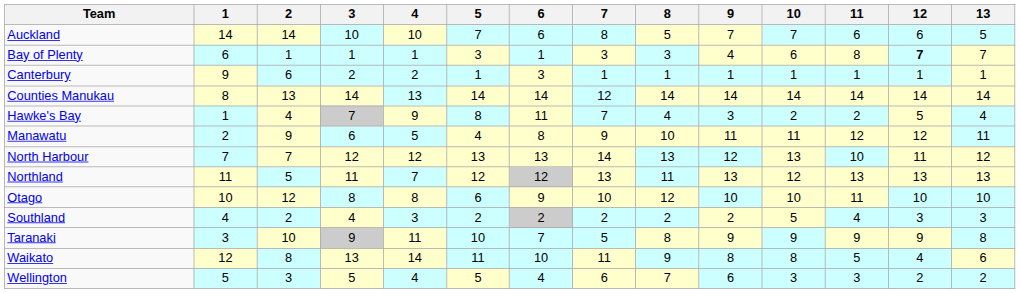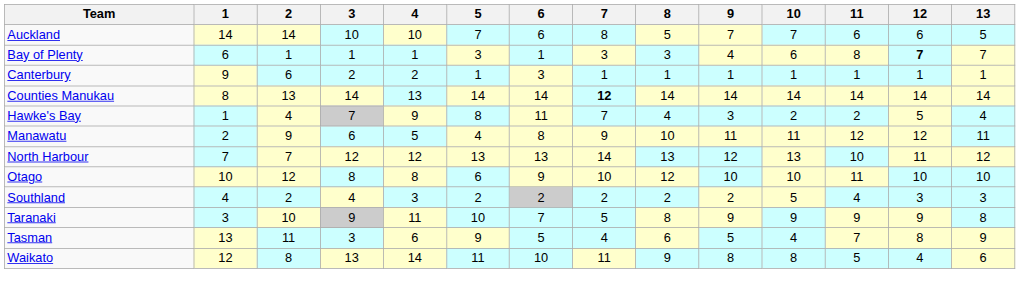(604, 95) normal -> (604, 95) bold
- row: (35, 177)
+ row: (30, 237)
- row: (37, 278)
